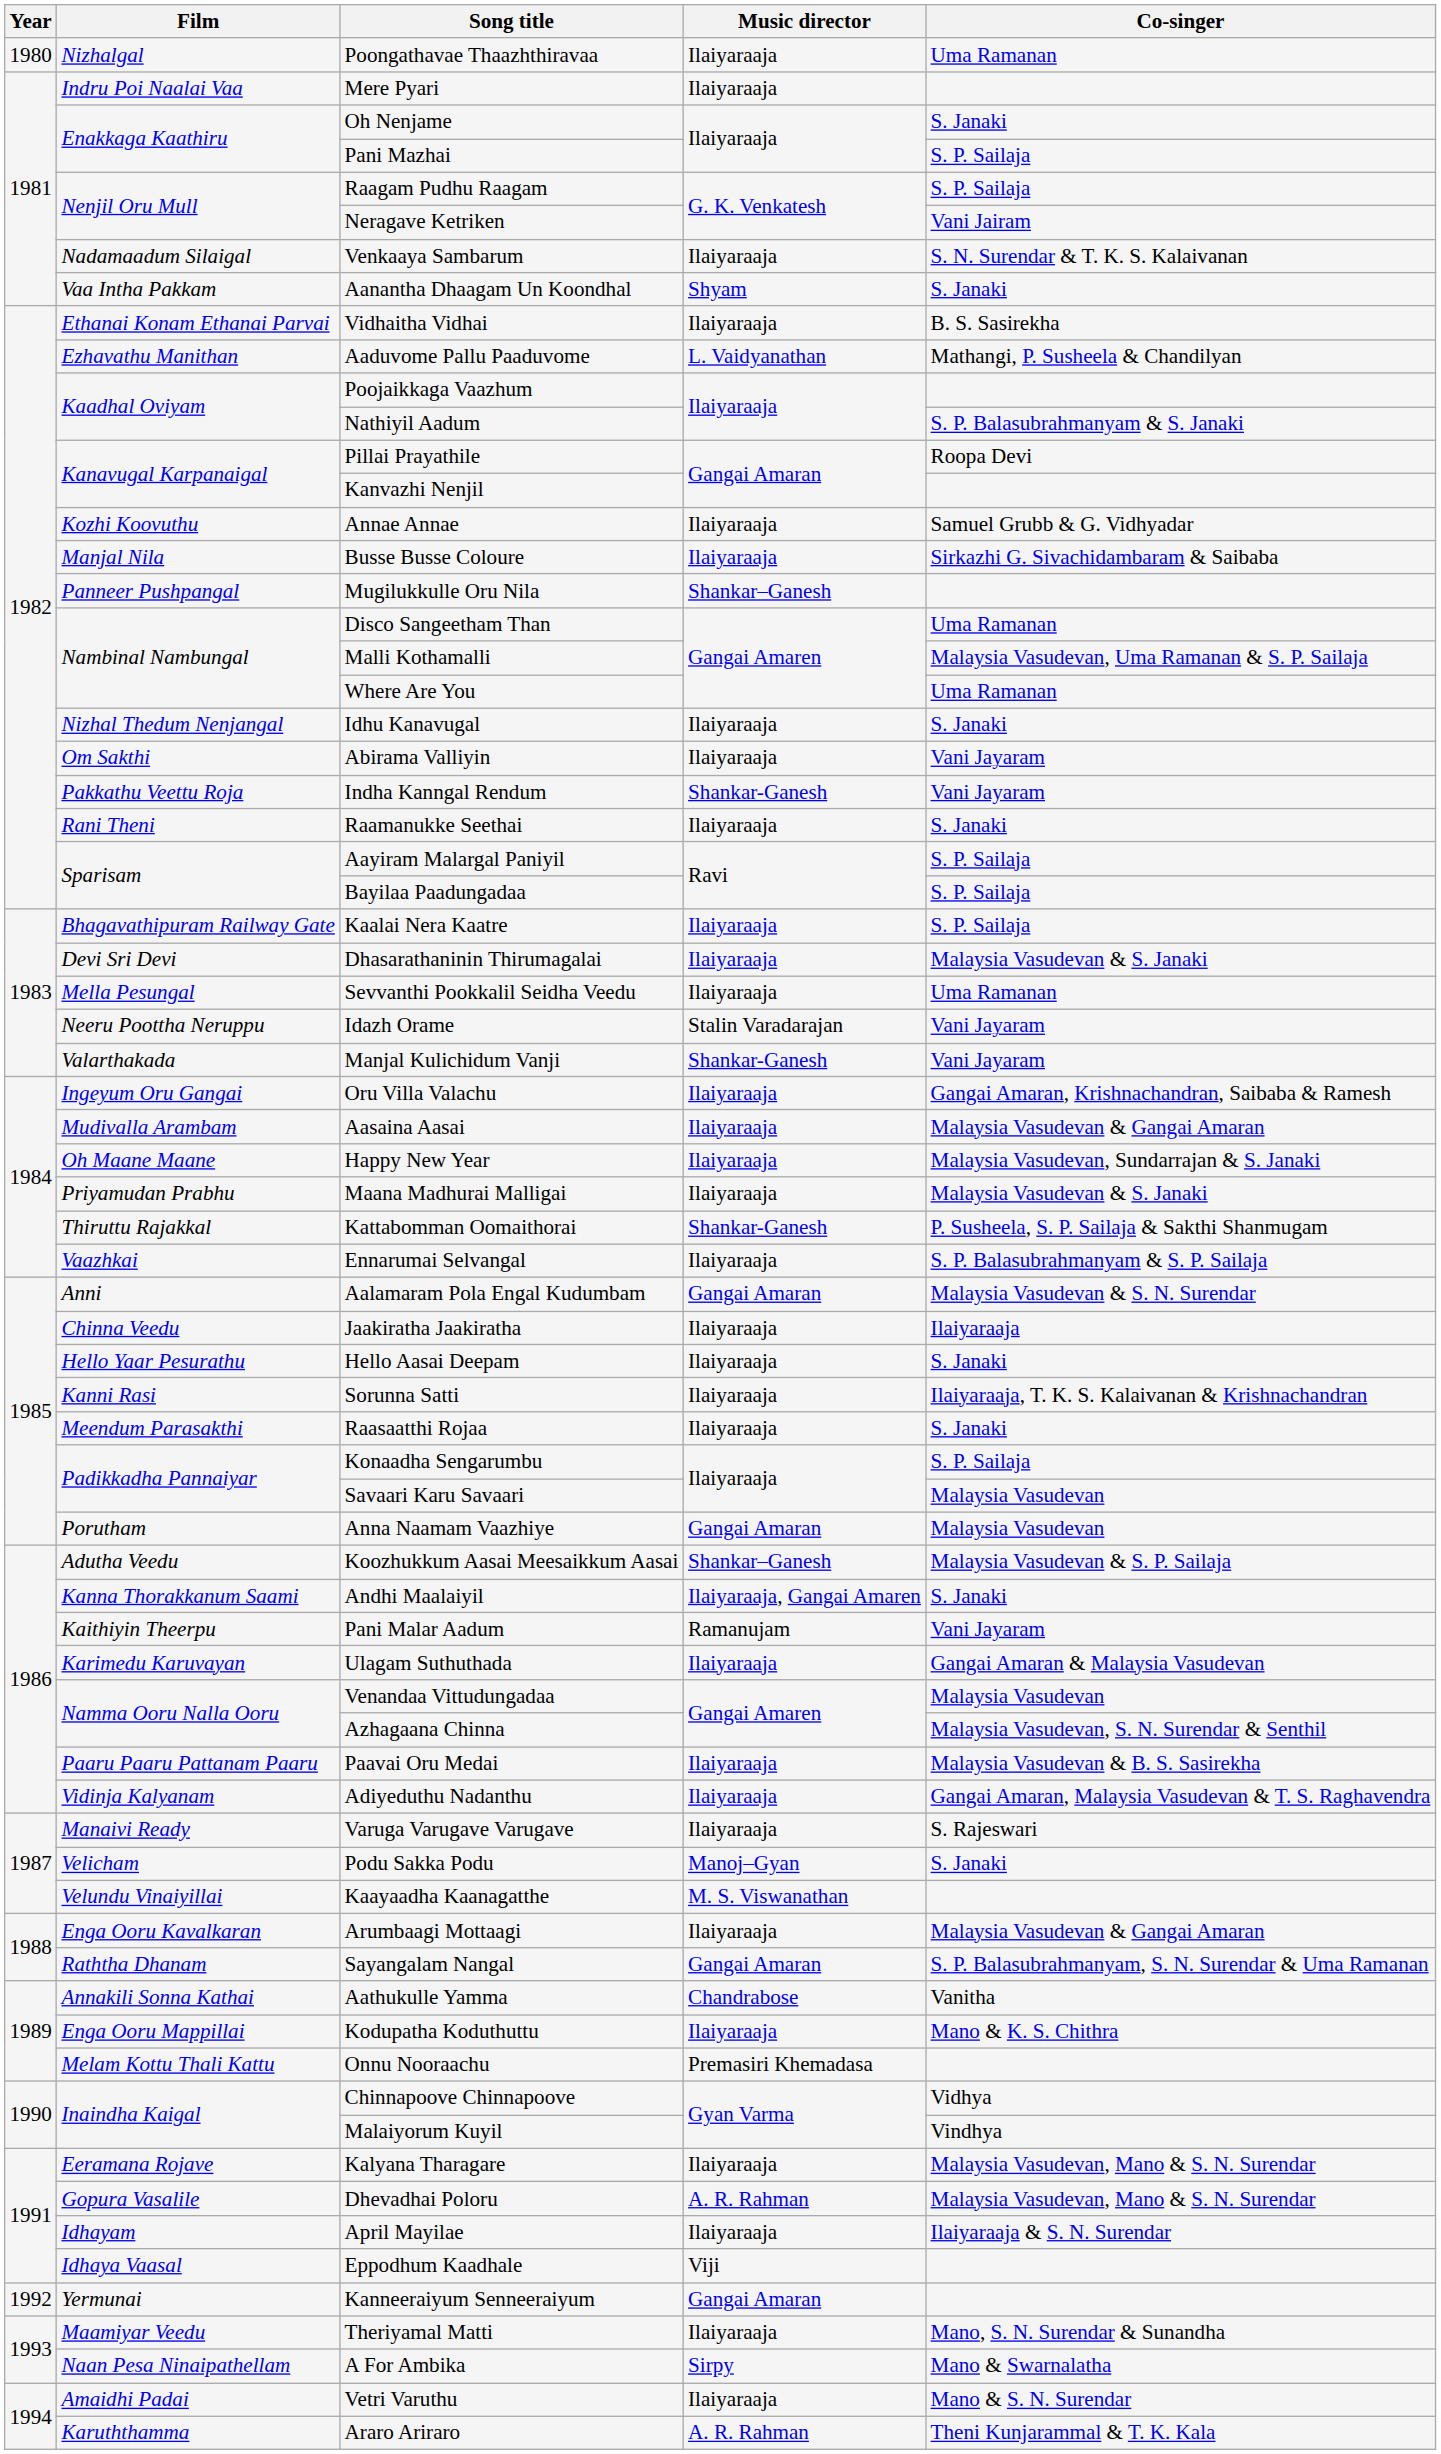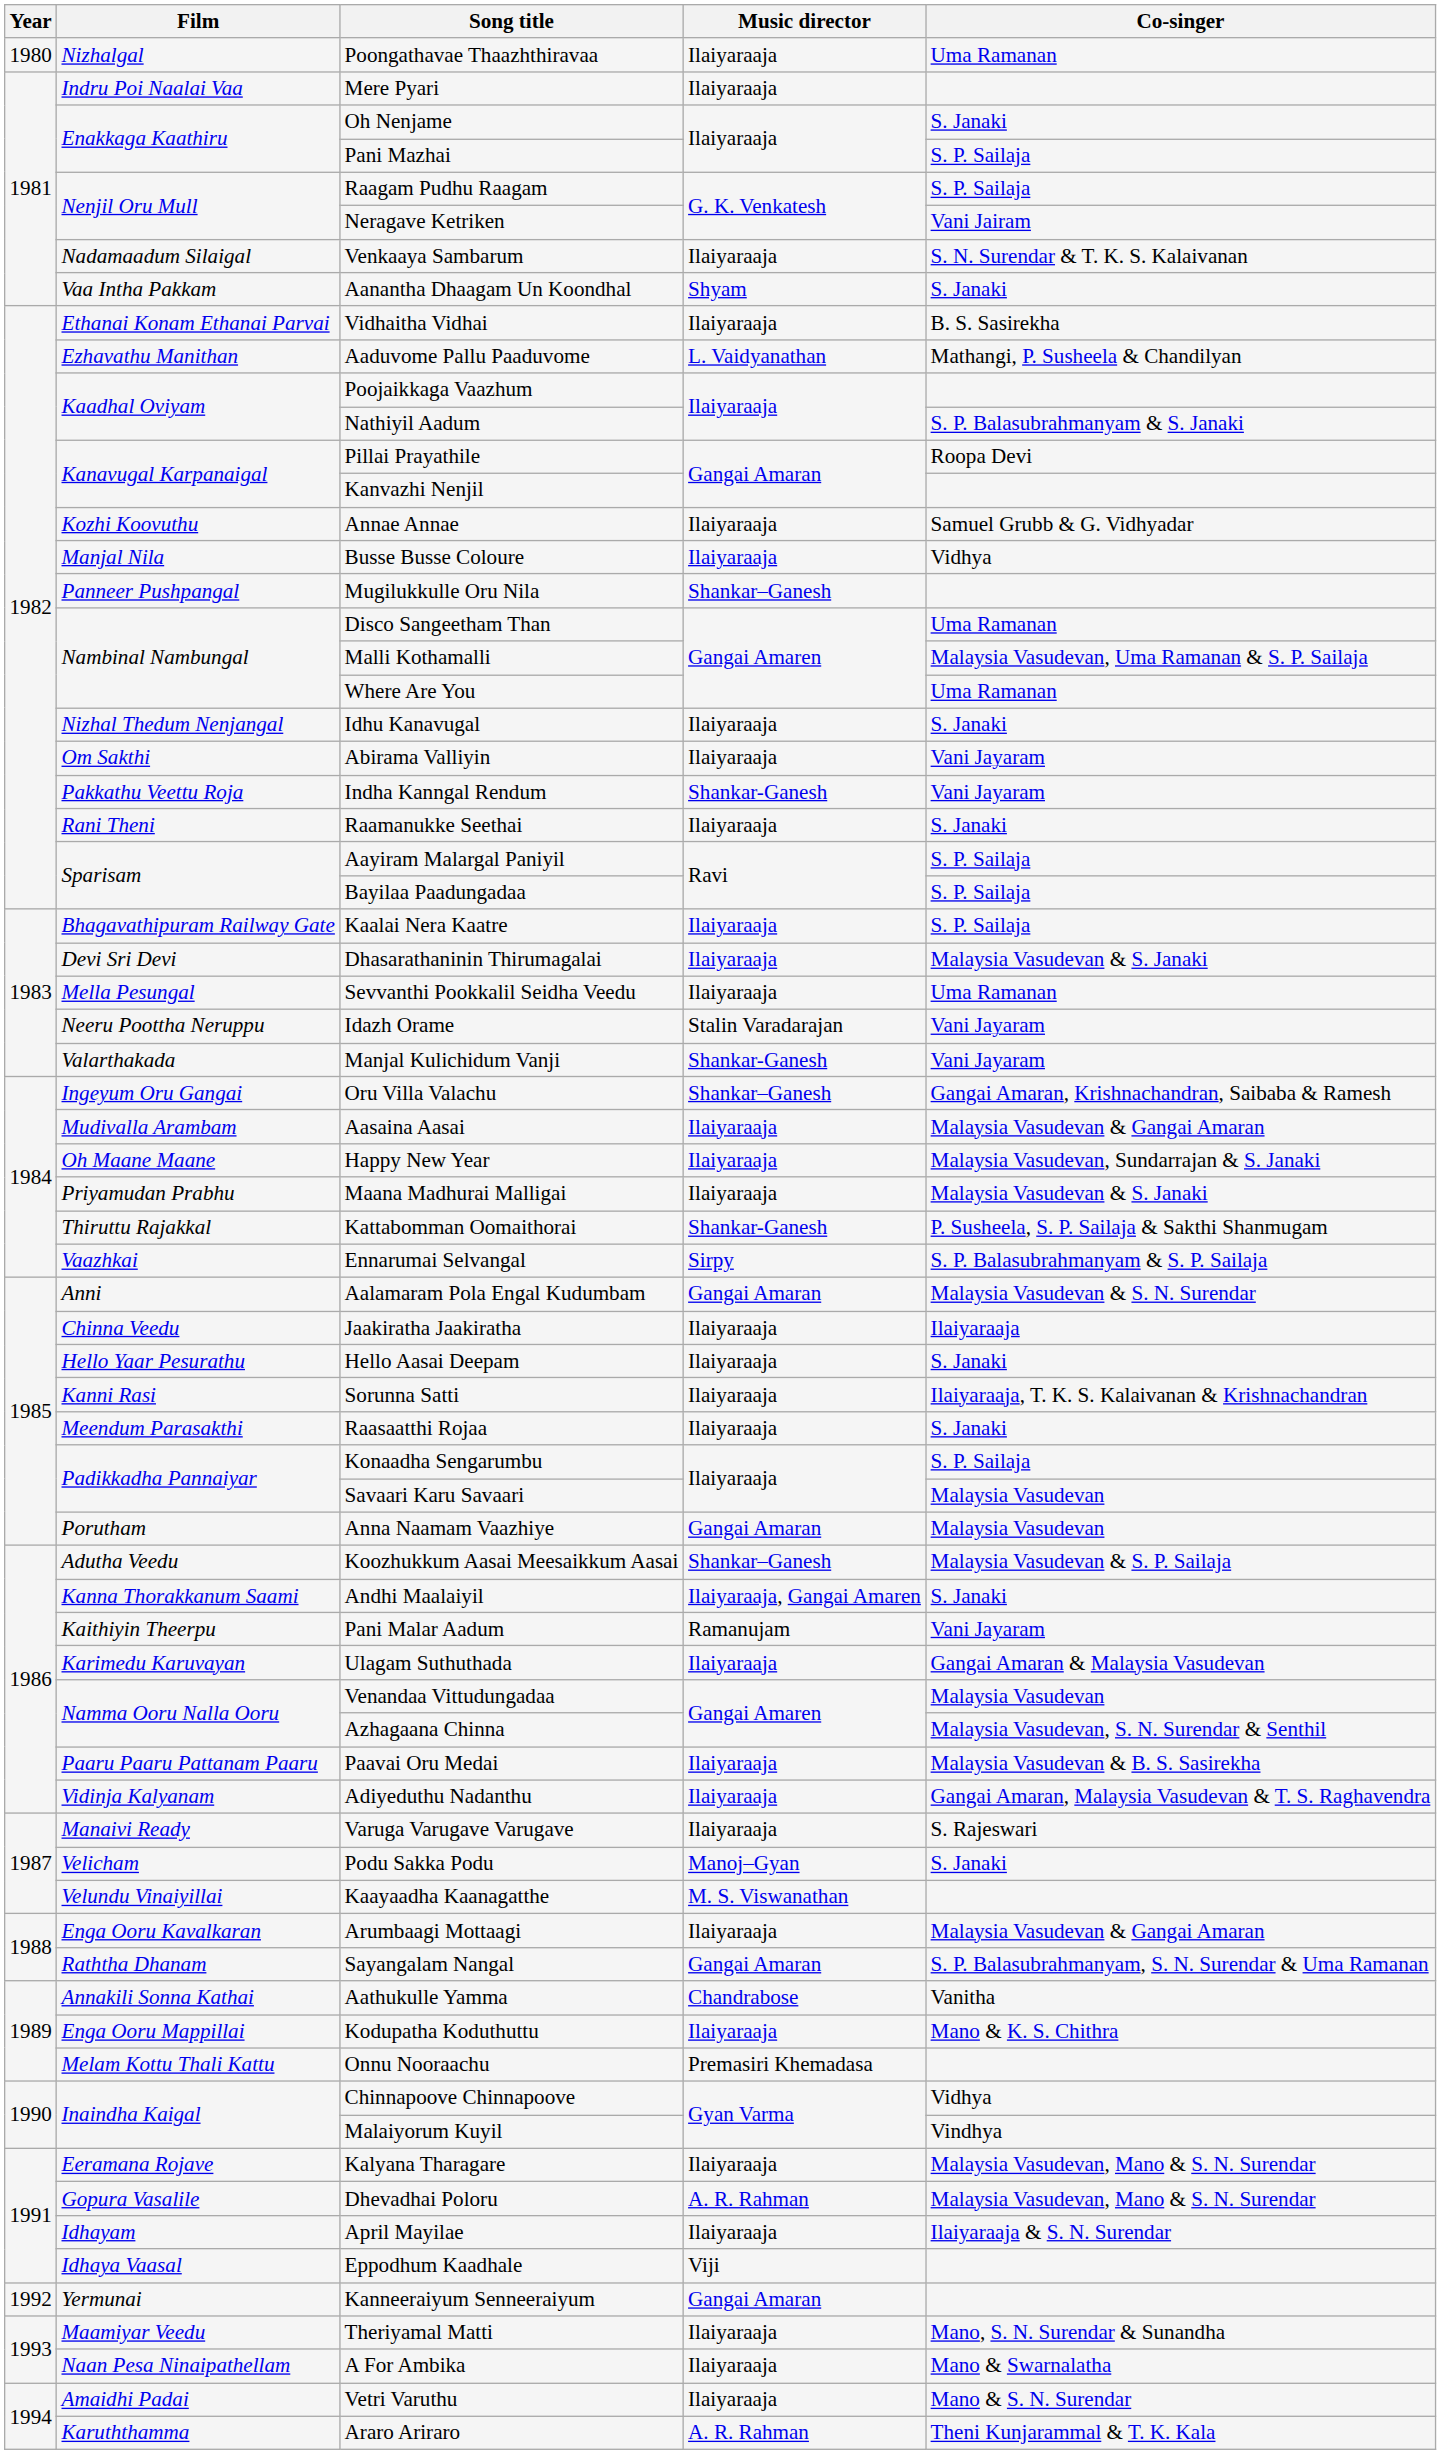(1105, 557) Sirkazhi G. Sivachidambaram & Saibaba -> (961, 557) Vidhya
(733, 1093) Ilaiyaraaja -> (760, 1093) Shankar–Ganesh
(733, 1260) Ilaiyaraaja -> (711, 1260) Sirpy
(711, 2365) Sirpy -> (733, 2365) Ilaiyaraaja
